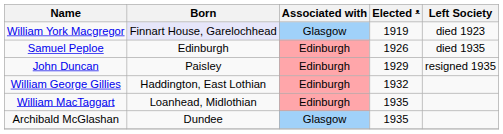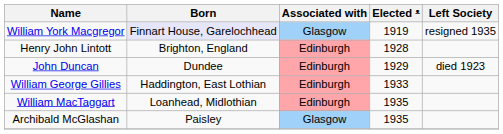(460, 31) died 1923 -> (460, 31) resigned 1935
- row: (66, 48)
+ row: (66, 48)
(203, 66) Paisley -> (203, 66) Dundee
(460, 66) resigned 1935 -> (460, 66) died 1923
(396, 84) 1932 -> (396, 84) 1933
(203, 119) Dundee -> (203, 119) Paisley
